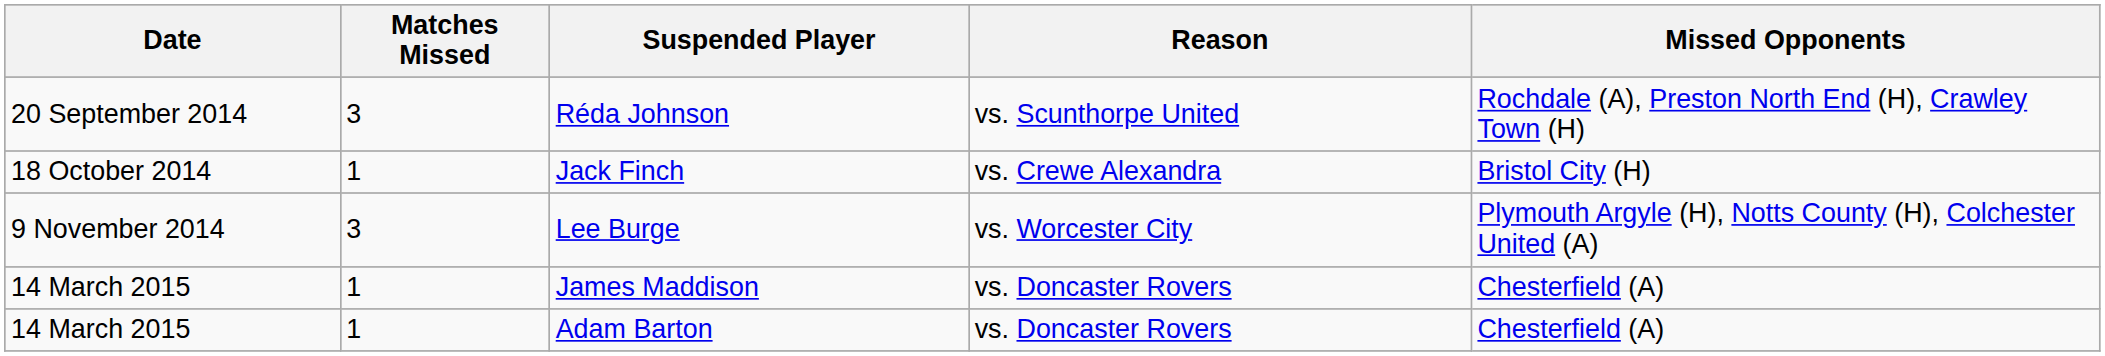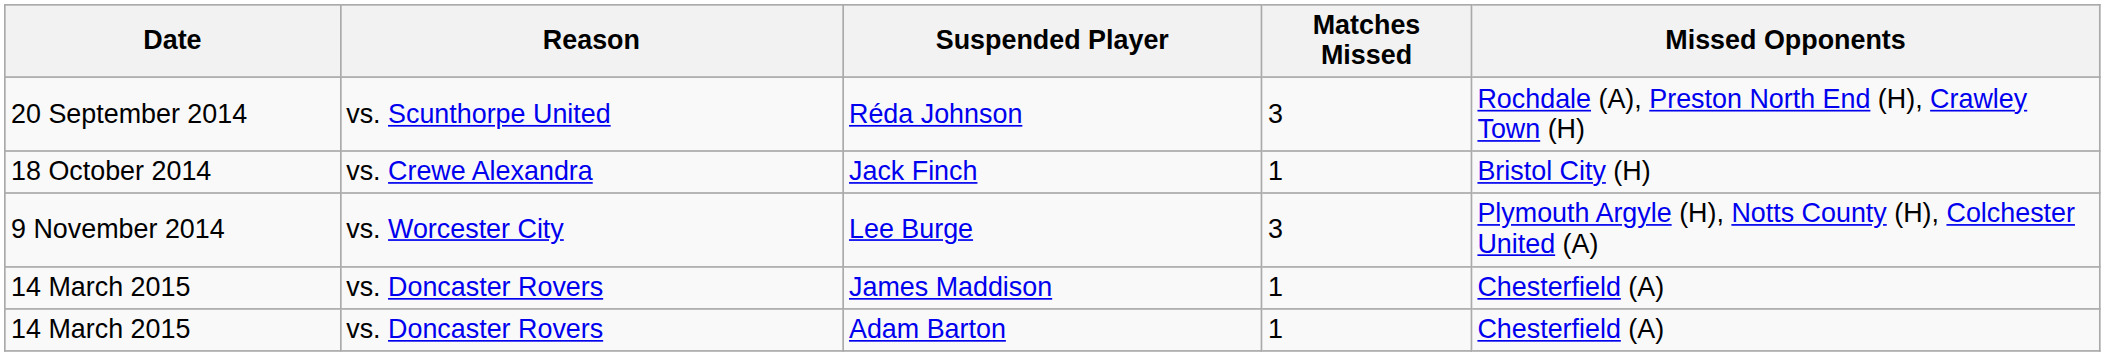columns swapped: (445, 40) <-> (1220, 40)
